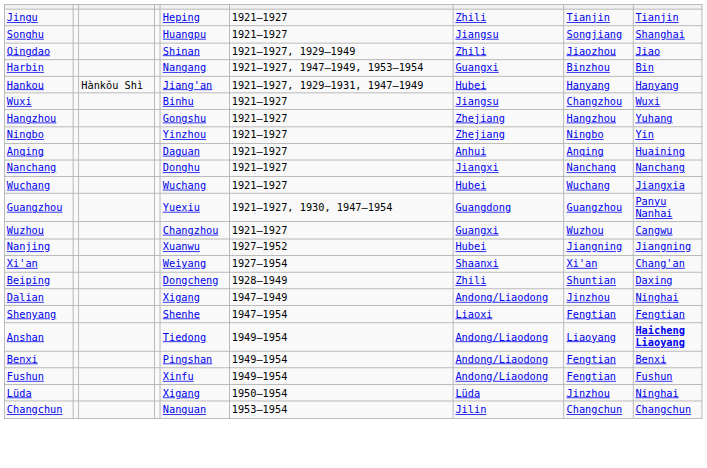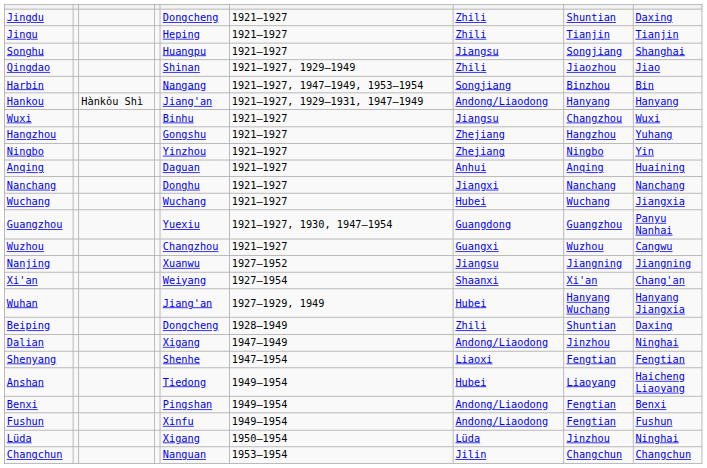+ row: (25, 18)
(477, 68) Guangxi -> (483, 85) Songjiang
(471, 85) Hubei -> (502, 101) Andong/Liaodong
(471, 247) Hubei -> (477, 264) Jiangsu
+ row: (22, 303)
(502, 337) Andong/Liaodong -> (471, 382) Hubei
(660, 337) bold -> (660, 382) normal
